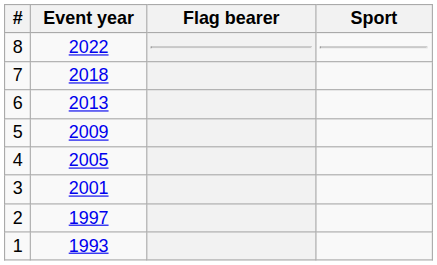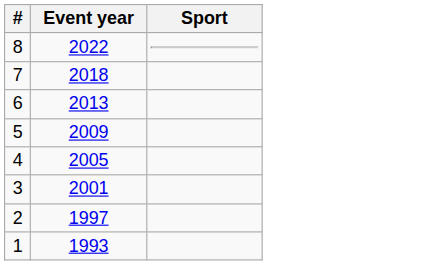- column: (231, 18)
